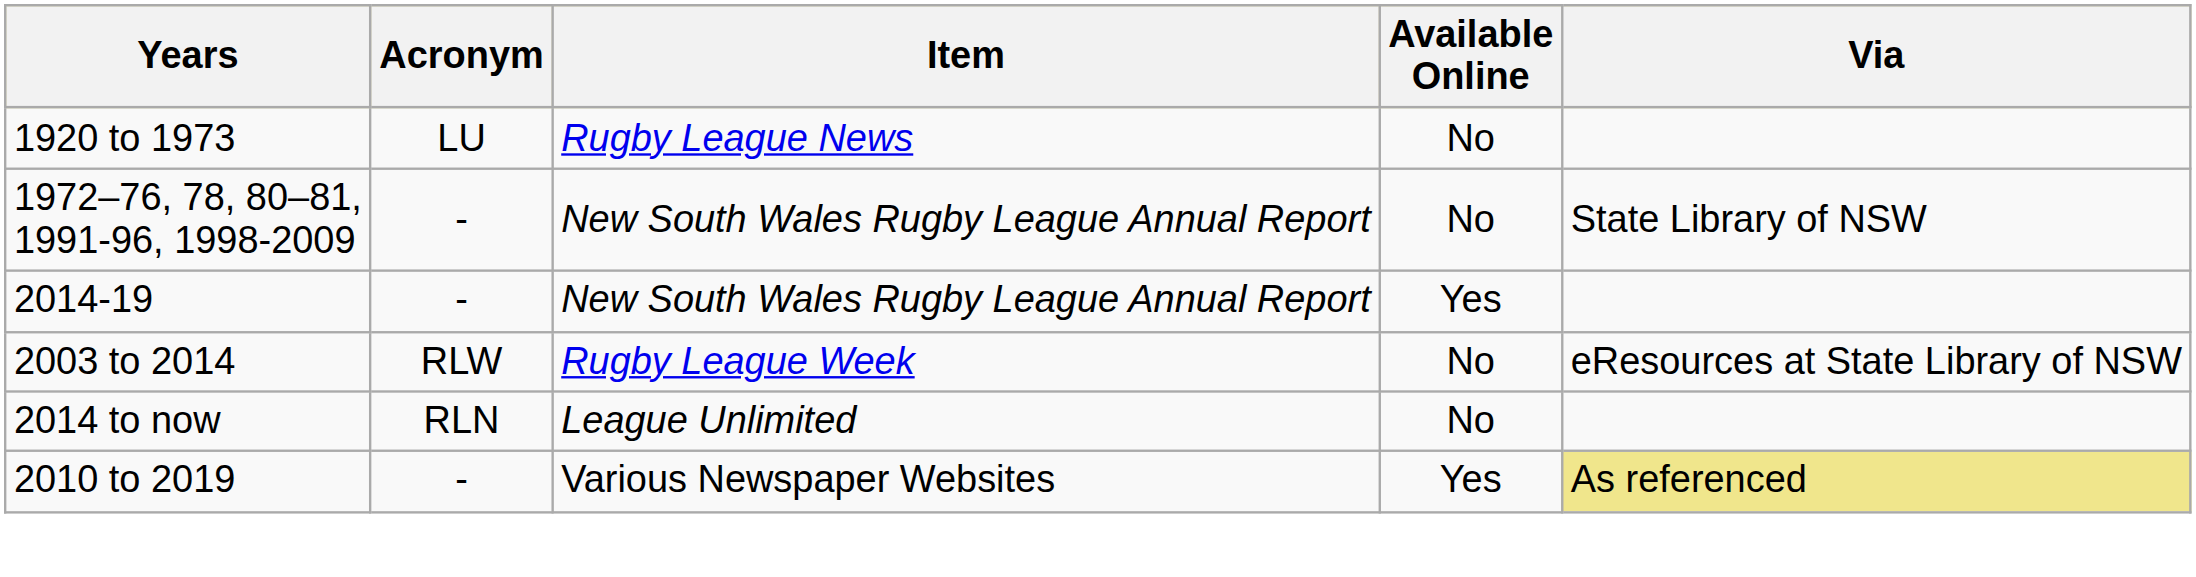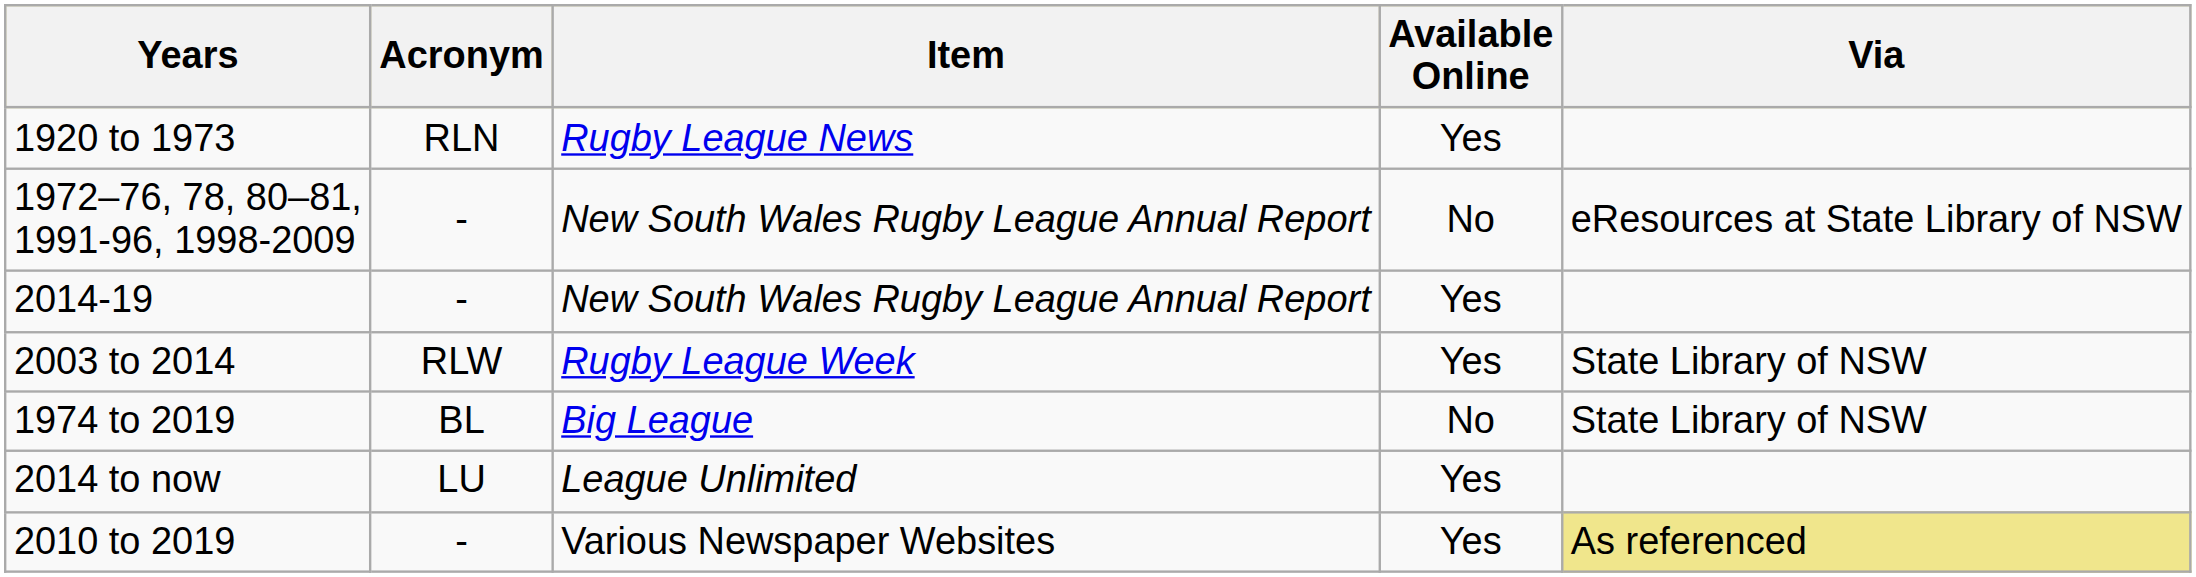(462, 137) LU -> (462, 137) RLN
(1471, 137) No -> (1471, 137) Yes
(1749, 218) State Library of NSW -> (1876, 218) eResources at State Library of NSW
(1471, 360) No -> (1471, 360) Yes
(1876, 360) eResources at State Library of NSW -> (1749, 360) State Library of NSW
+ row: (125, 420)
(462, 420) RLN -> (462, 480) LU
(1471, 420) No -> (1471, 480) Yes
